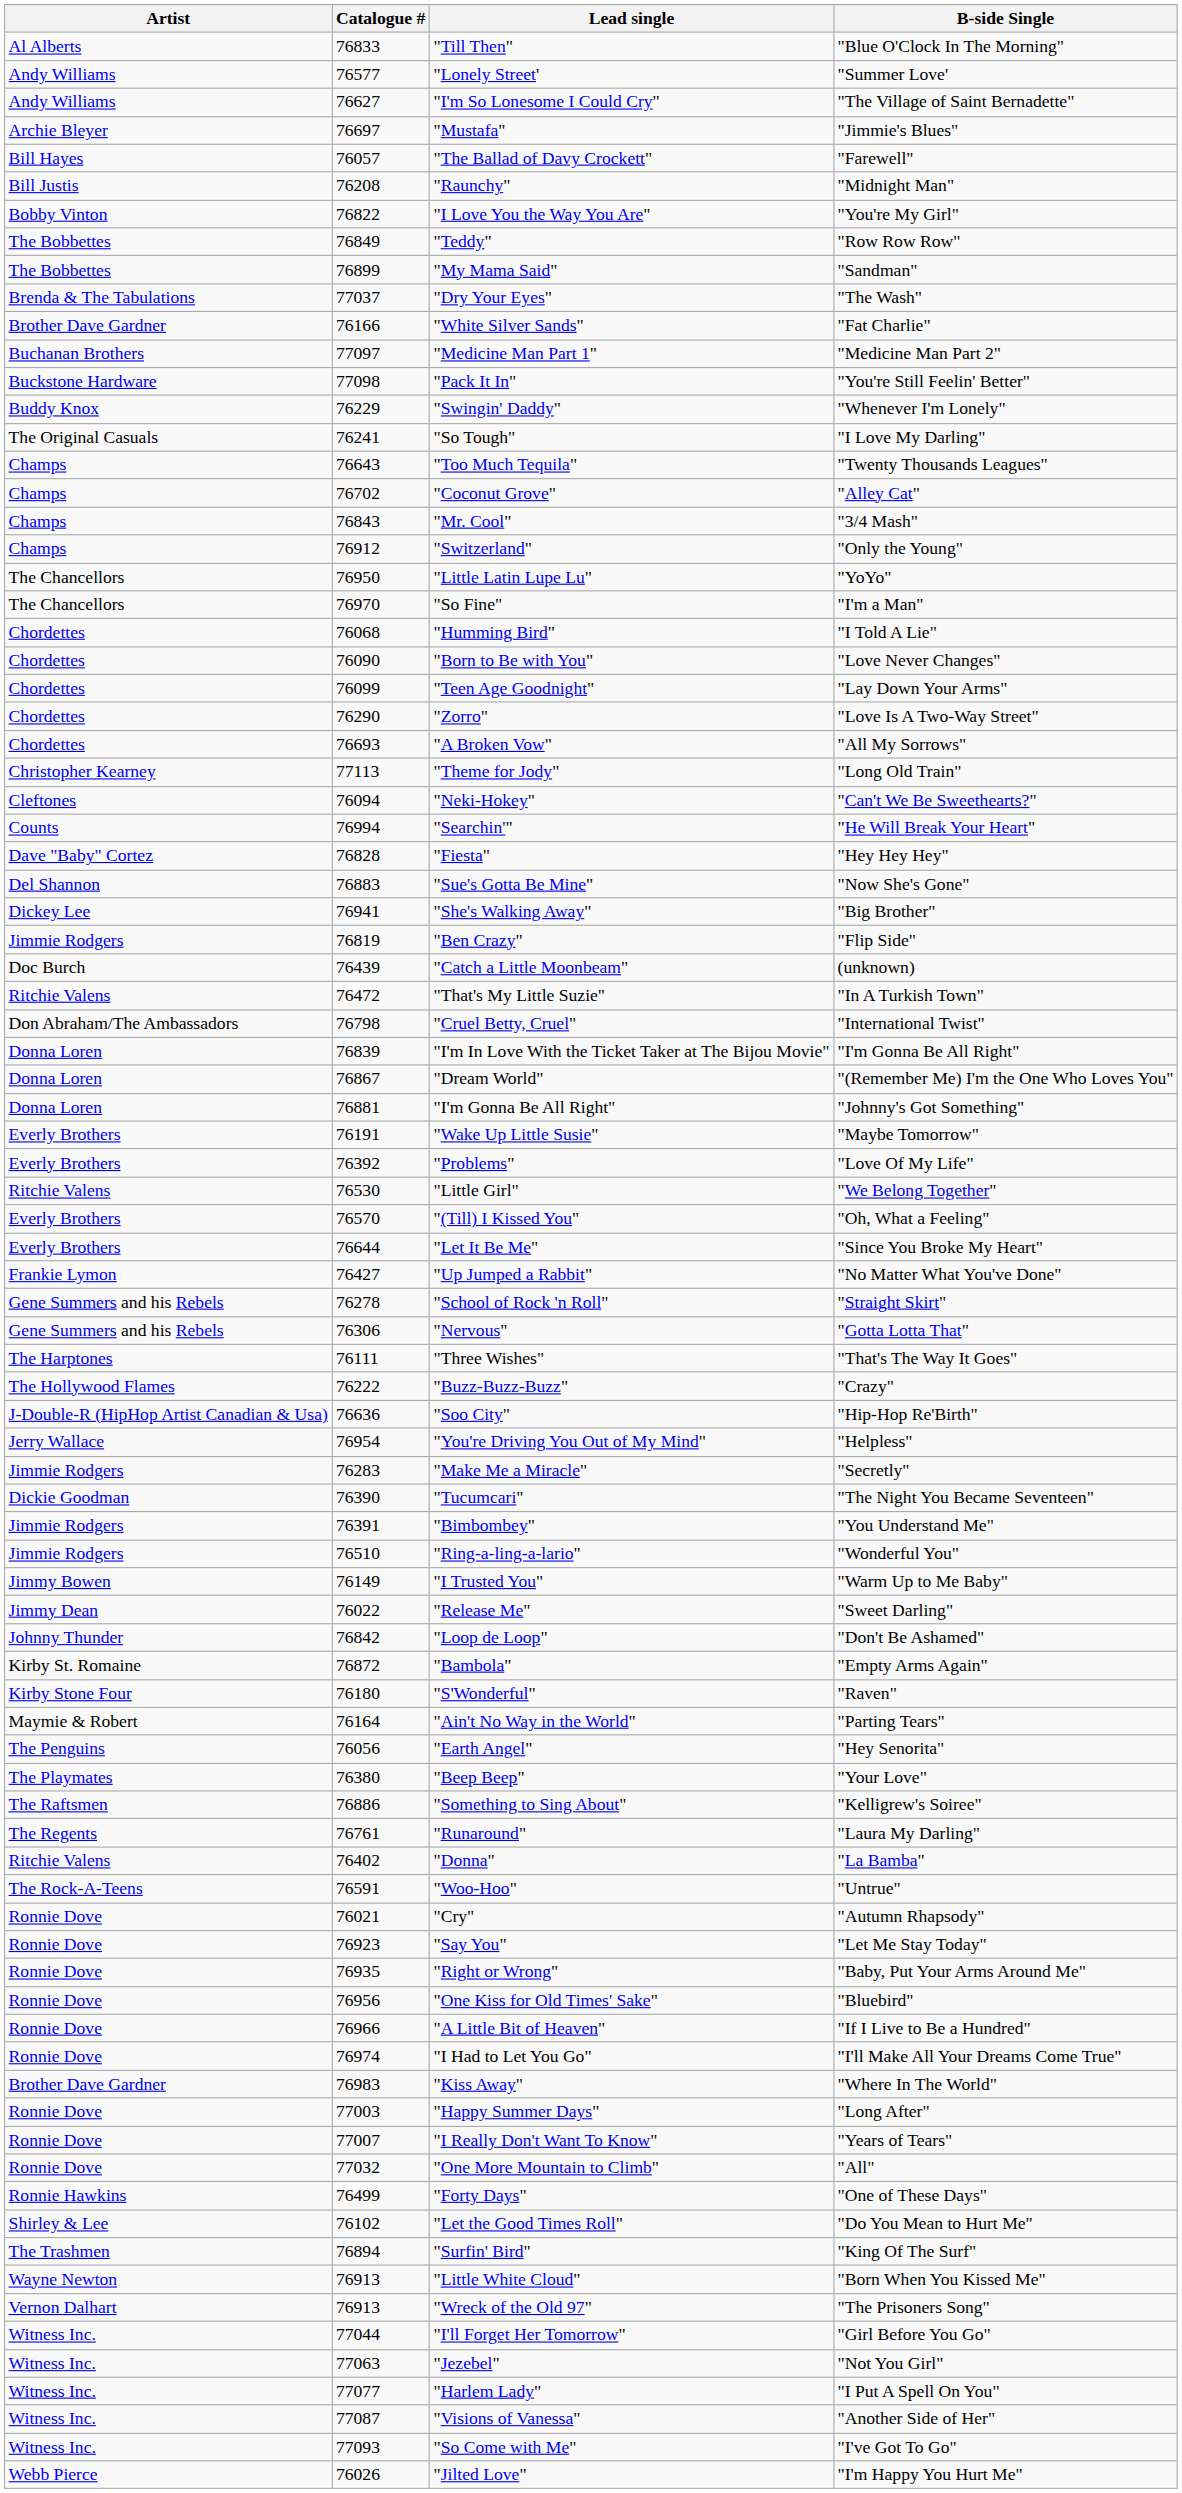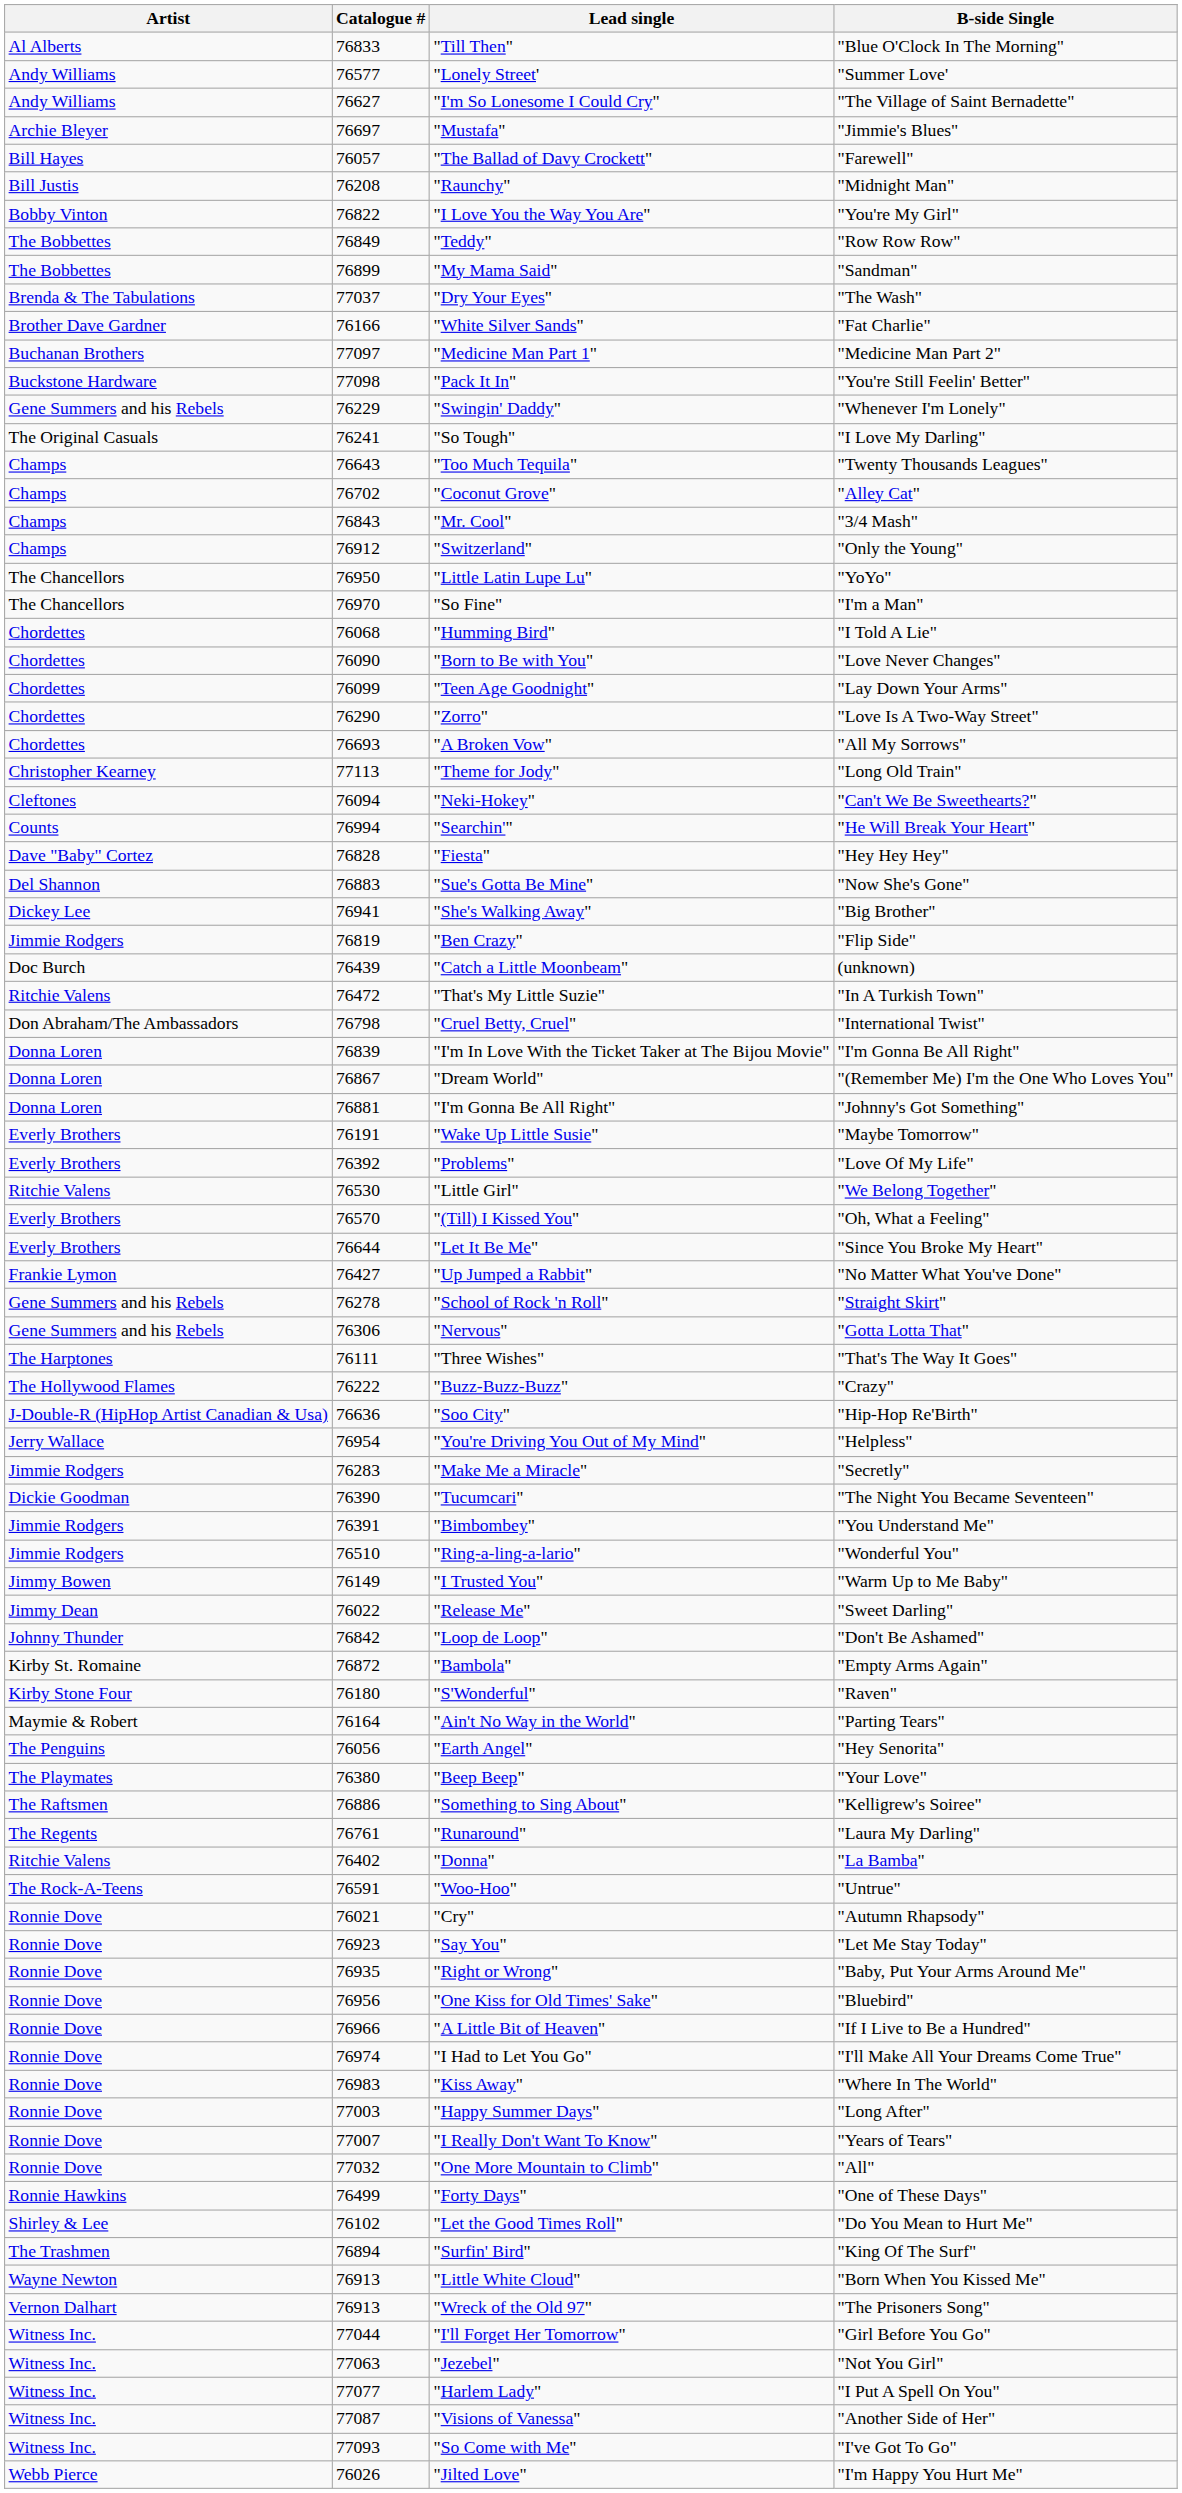(54, 409) Buddy Knox -> (116, 409) Gene Summers and his Rebels
(87, 2083) Brother Dave Gardner -> (55, 2083) Ronnie Dove
